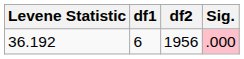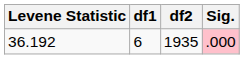(181, 41) 1956 -> (181, 41) 1935
